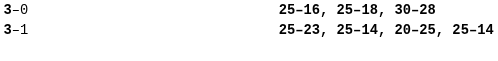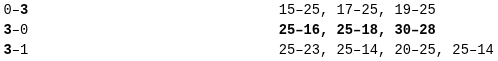+ row: (16, 10)
(386, 31) bold -> (386, 51) normal
